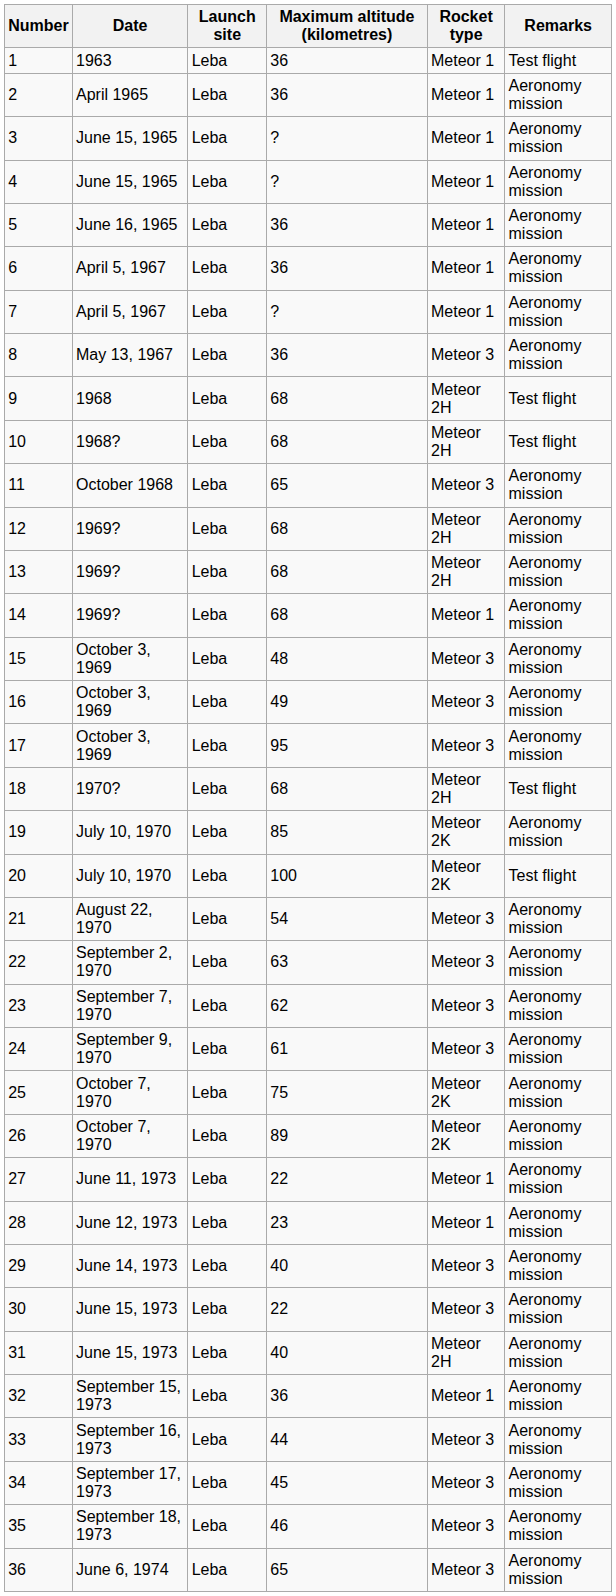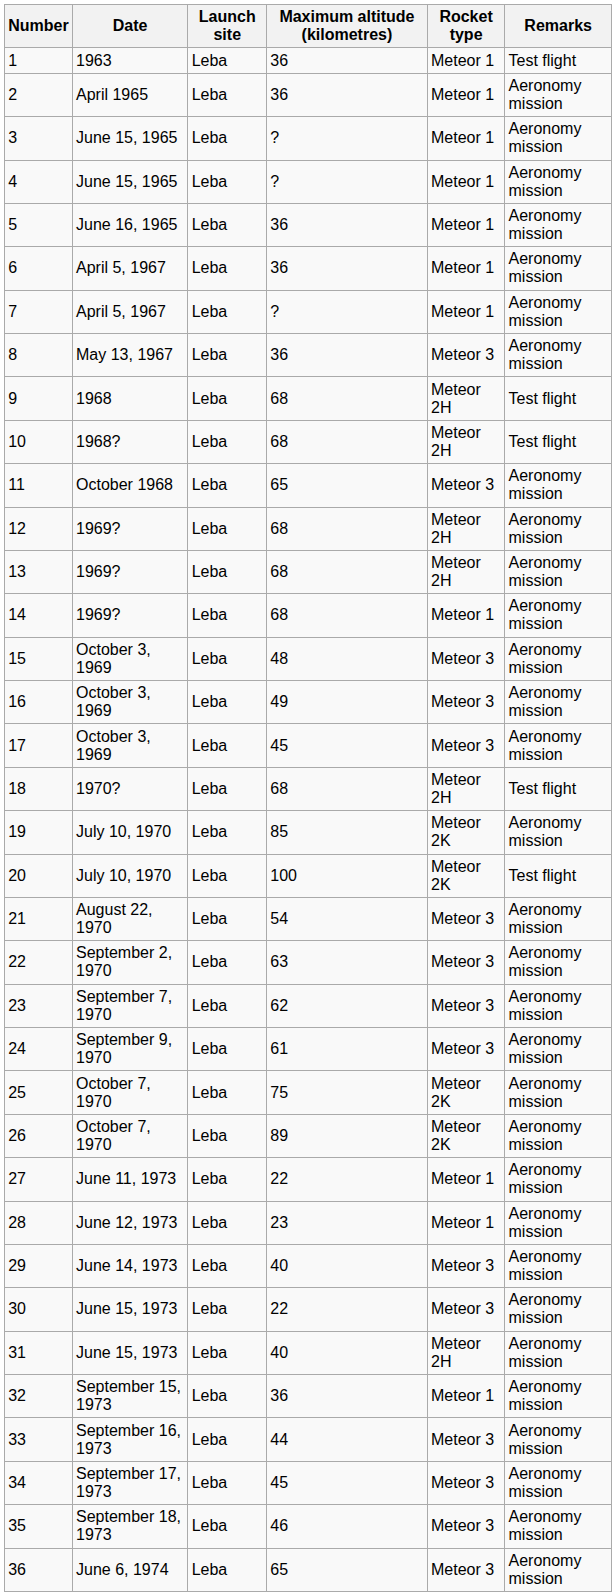(279, 745) 95 -> (279, 745) 45
